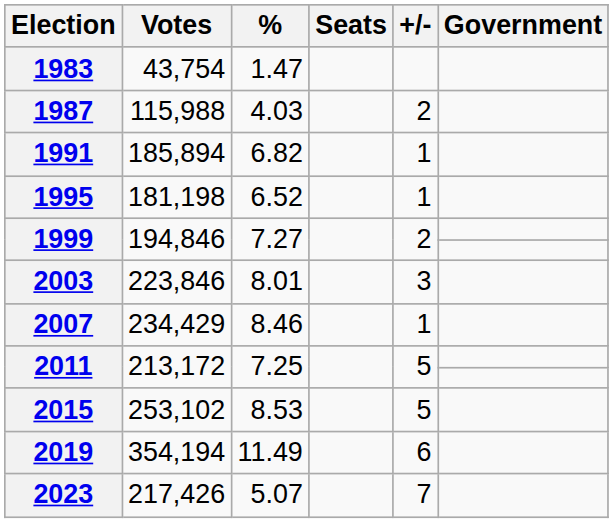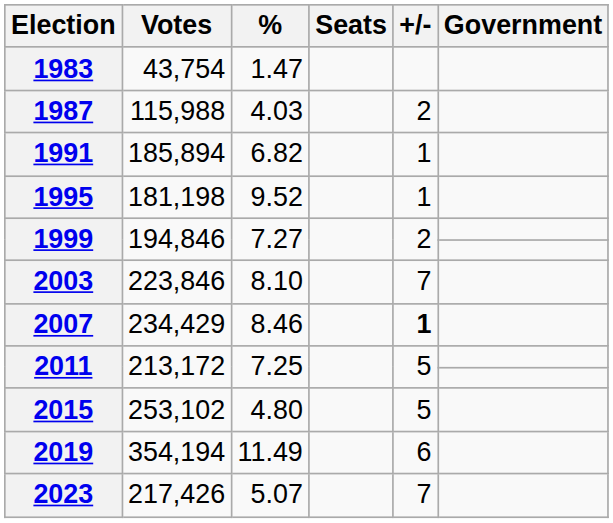(277, 196) 6.52 -> (277, 196) 9.52
(277, 281) 8.01 -> (277, 281) 8.10
(424, 281) 3 -> (424, 281) 7
(424, 324) normal -> (424, 324) bold
(277, 409) 8.53 -> (277, 409) 4.80
